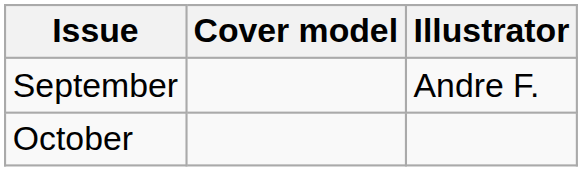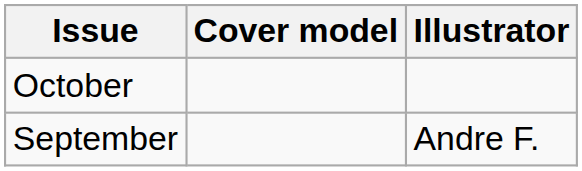rows swapped: (95, 84) <-> (73, 138)
